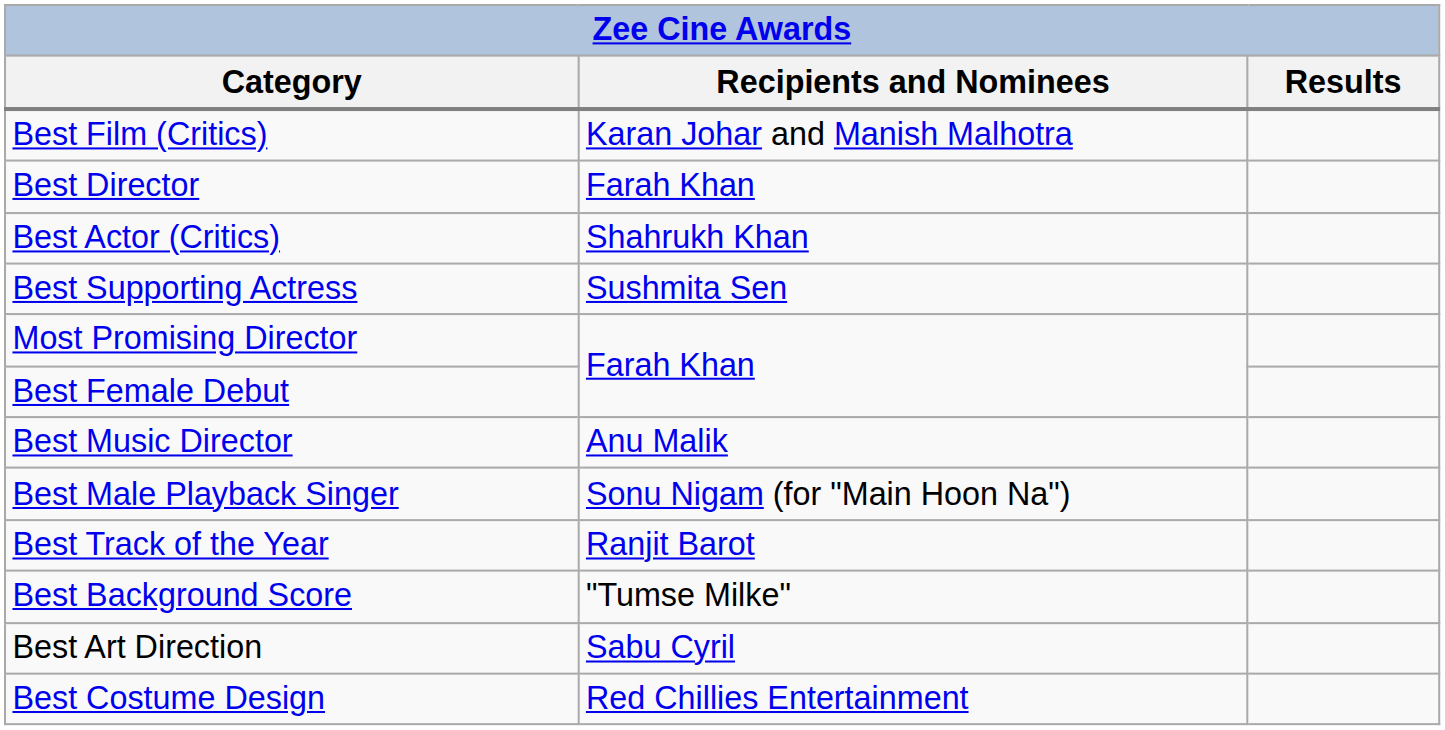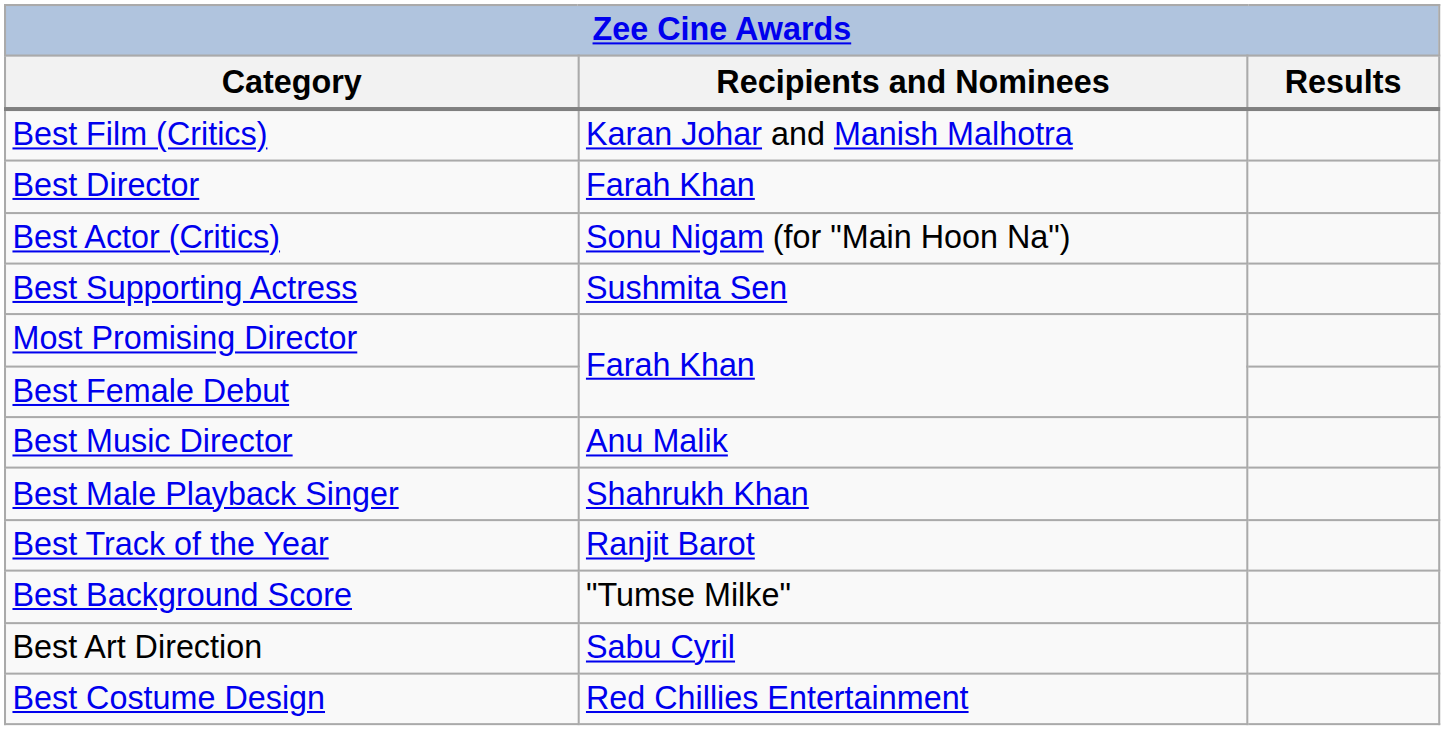(697, 237) Shahrukh Khan -> (828, 237) Sonu Nigam (for "Main Hoon Na")
(828, 493) Sonu Nigam (for "Main Hoon Na") -> (697, 493) Shahrukh Khan
